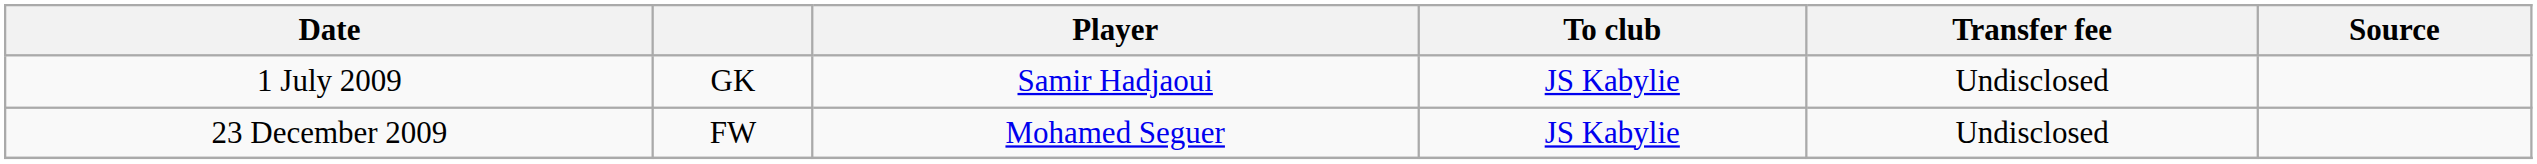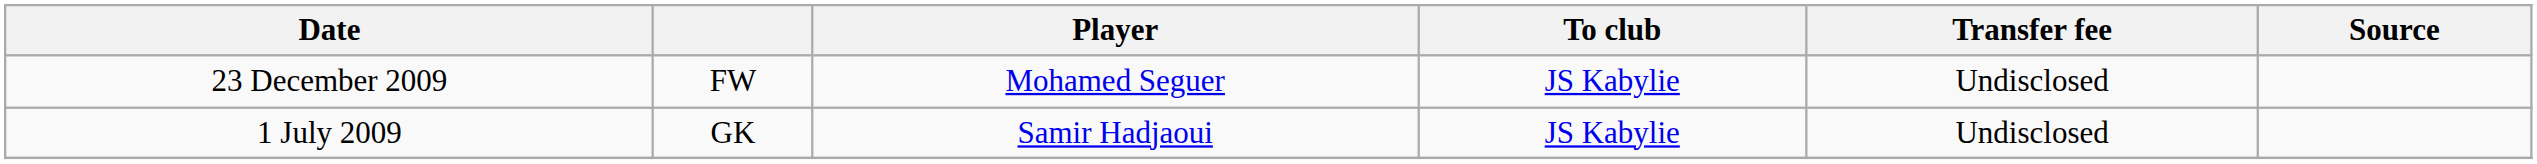rows swapped: (329, 80) <-> (329, 131)
